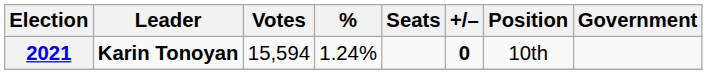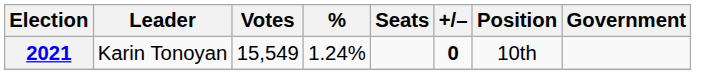(168, 52) bold -> (162, 52) normal
(279, 52) 15,594 -> (268, 52) 15,549
